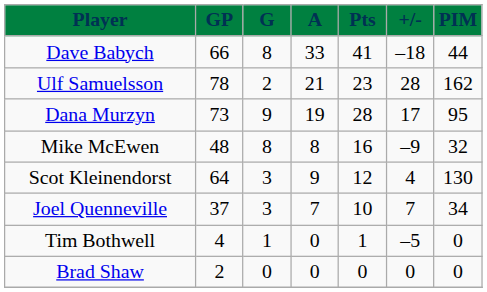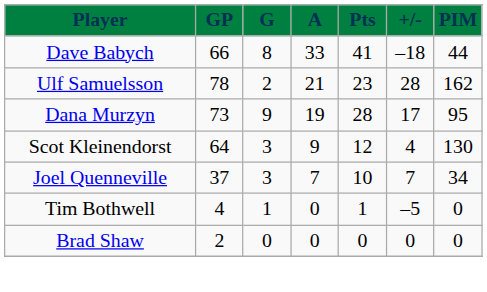- row: (100, 146)
